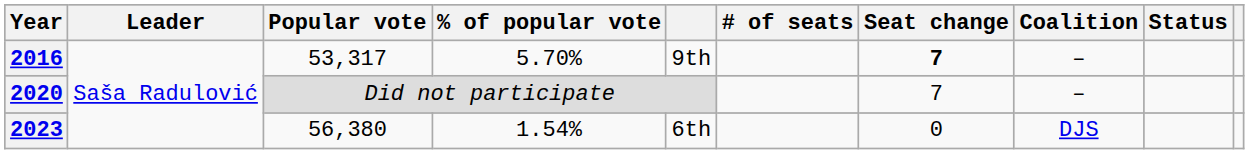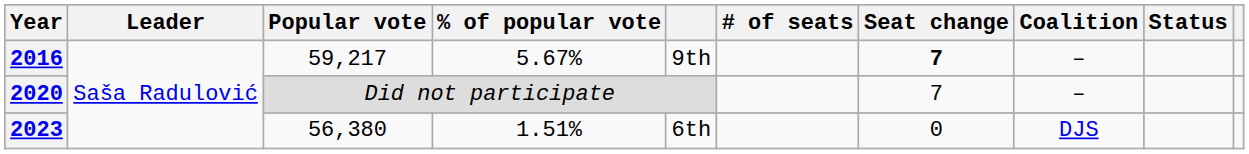(347, 59) 53,317 -> (347, 59) 59,217
(549, 59) 5.70% -> (549, 59) 5.67%
(549, 130) 1.54% -> (549, 130) 1.51%
